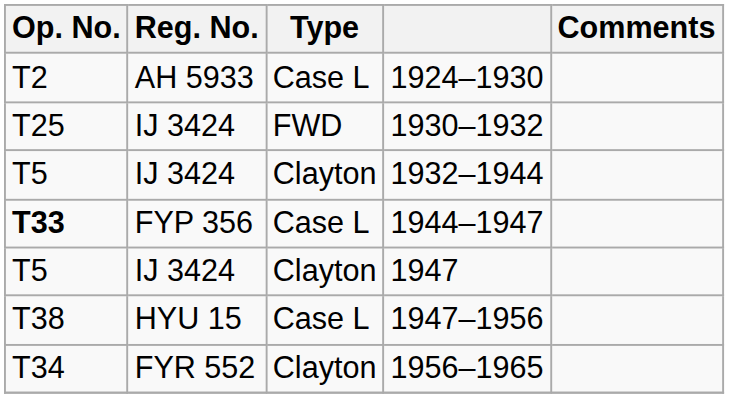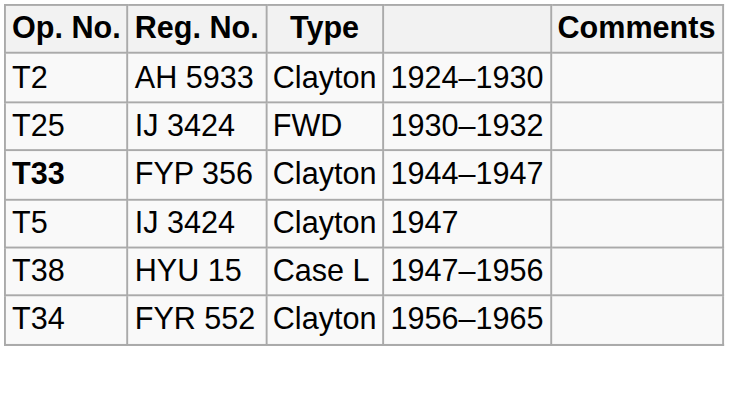(321, 77) Case L -> (325, 77) Clayton
- row: (467, 174)
(321, 222) Case L -> (325, 174) Clayton
